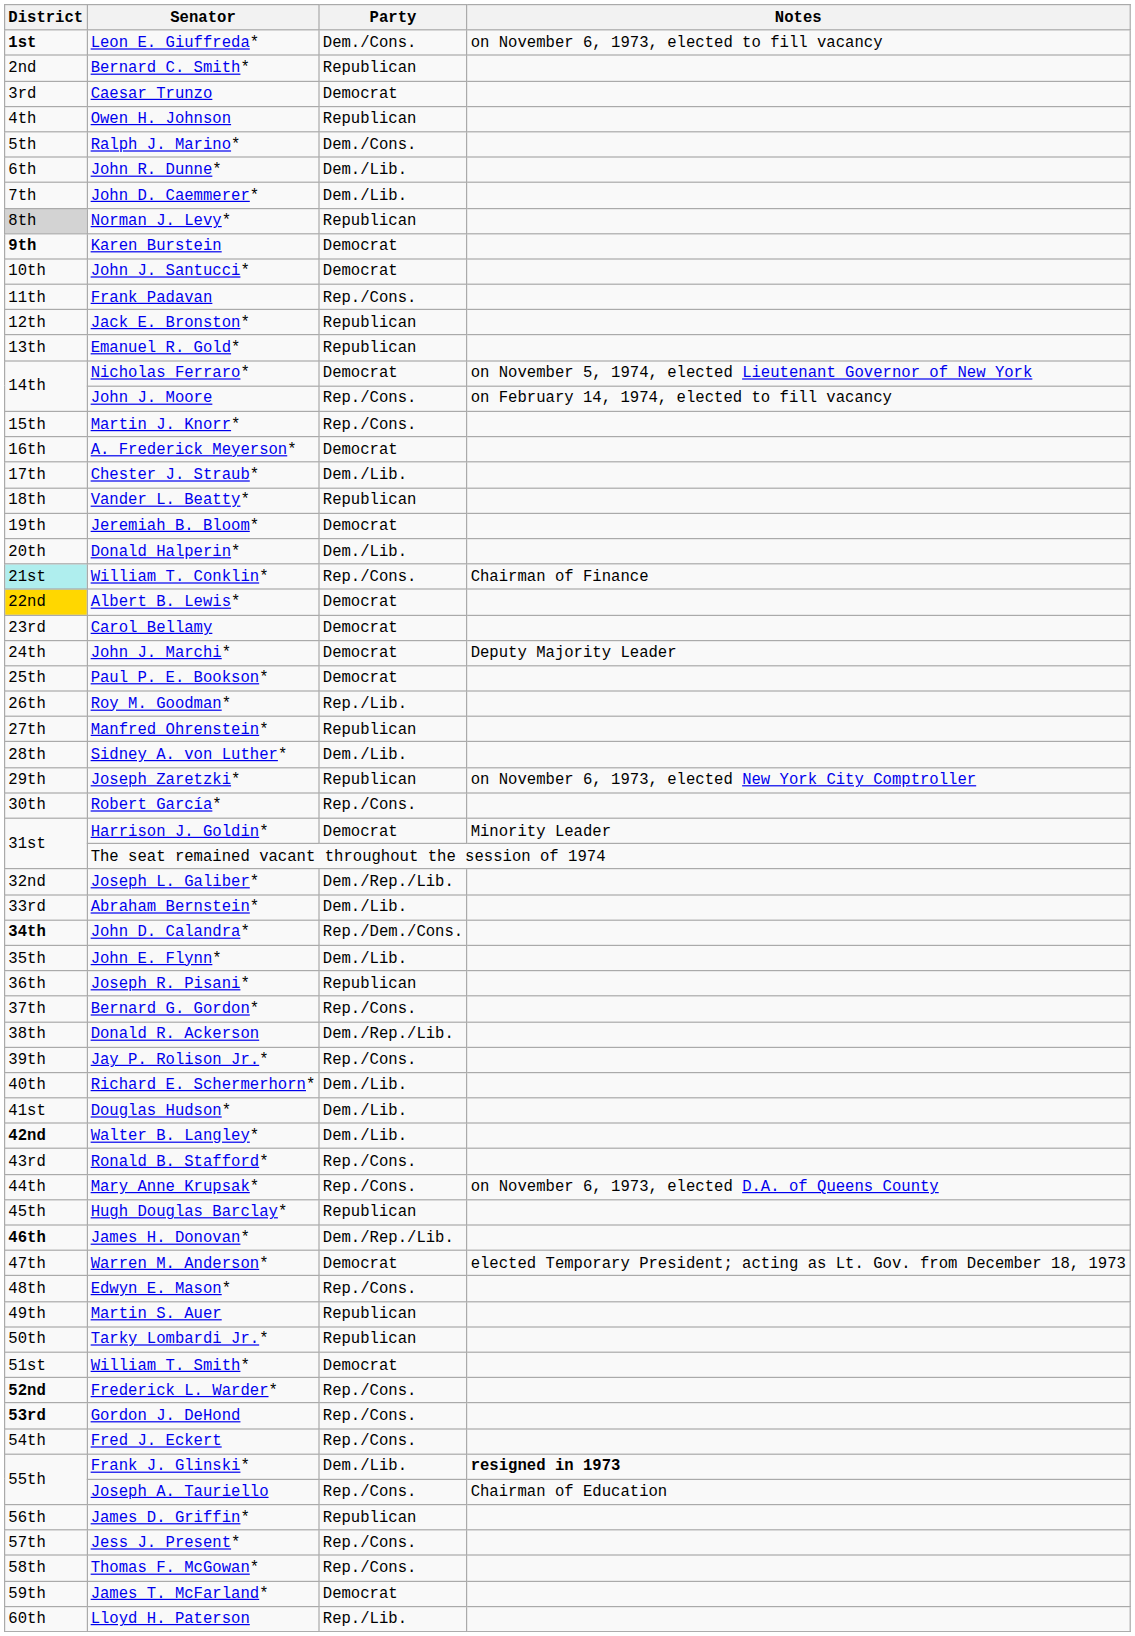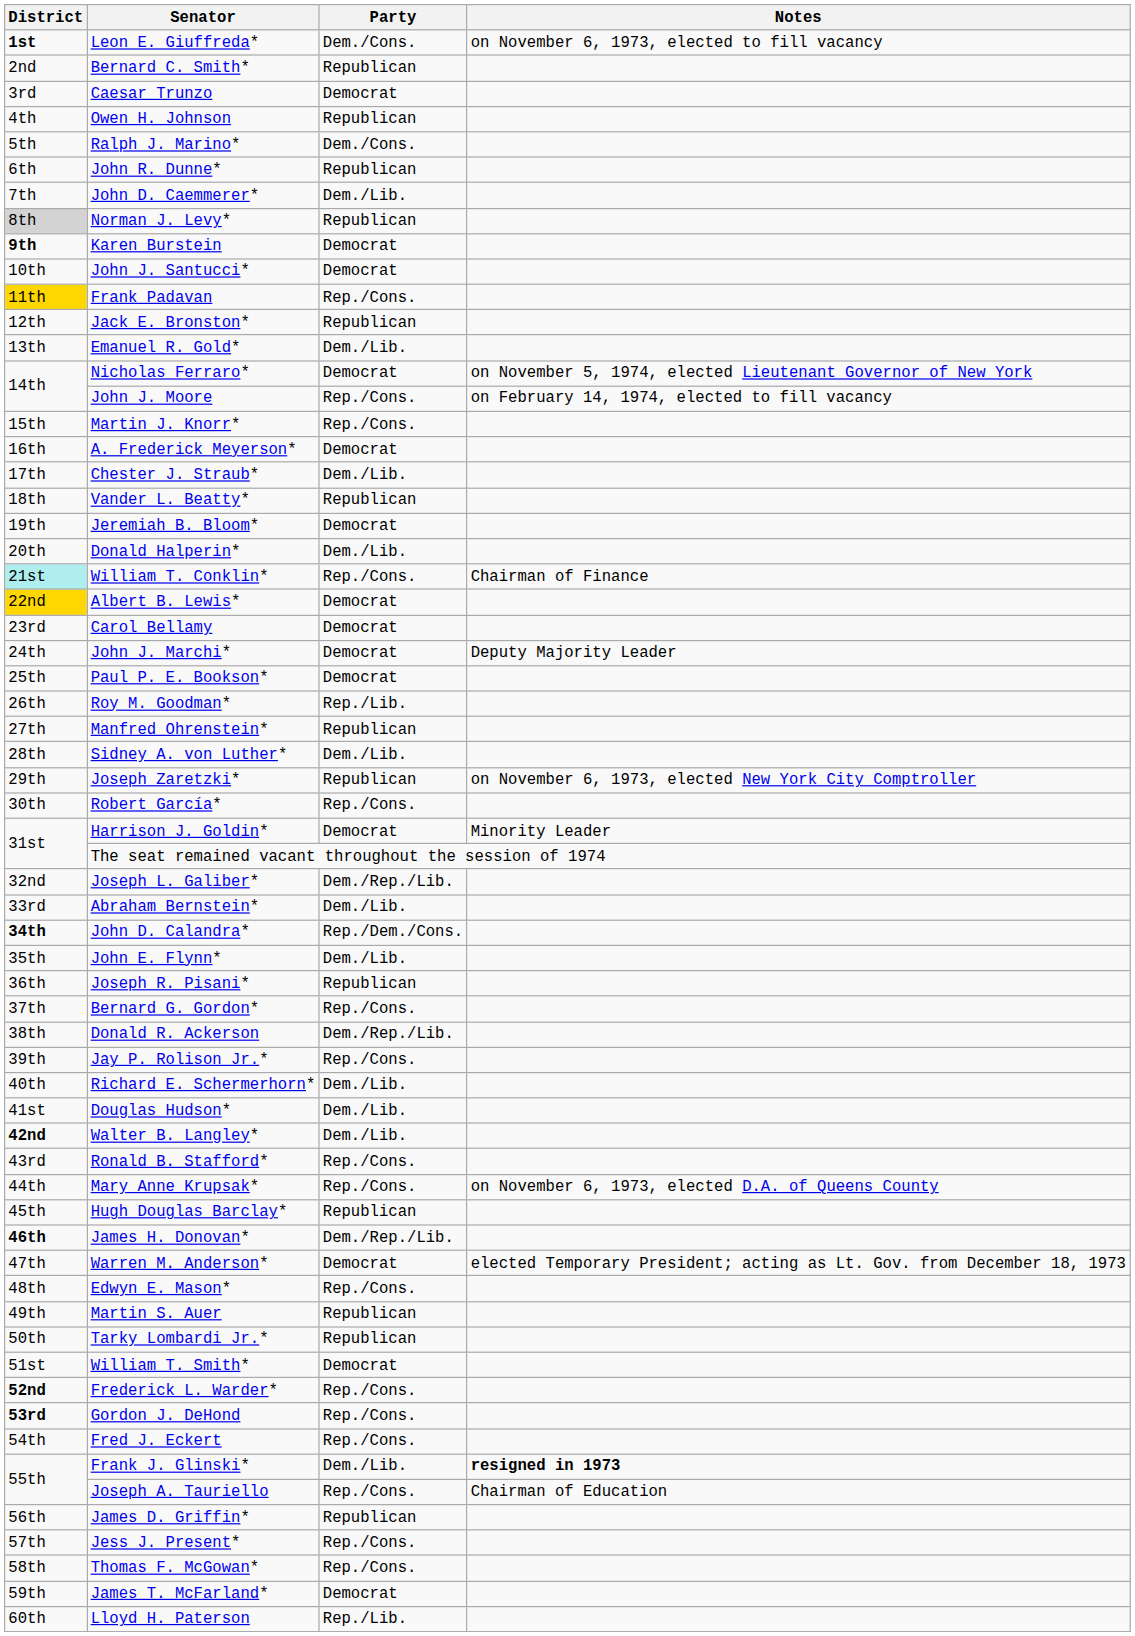(365, 170) Dem./Lib. -> (370, 170) Republican
(27, 297) no background -> (27, 297) gold background
(370, 348) Republican -> (365, 348) Dem./Lib.
